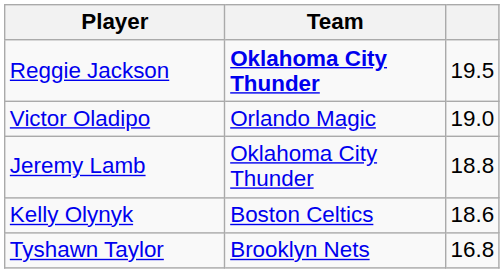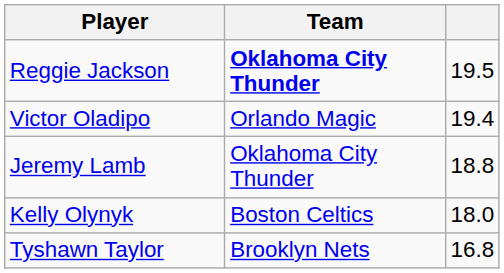(472, 118) 19.0 -> (472, 118) 19.4
(472, 214) 18.6 -> (472, 214) 18.0
